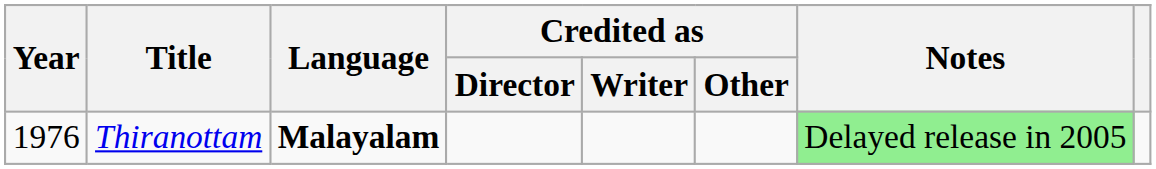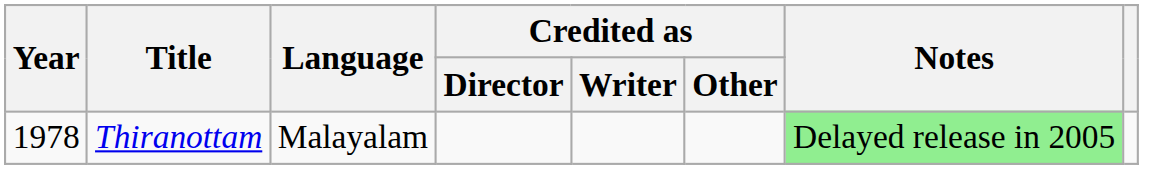(46, 137) 1976 -> (46, 137) 1978
(358, 137) bold -> (353, 137) normal
